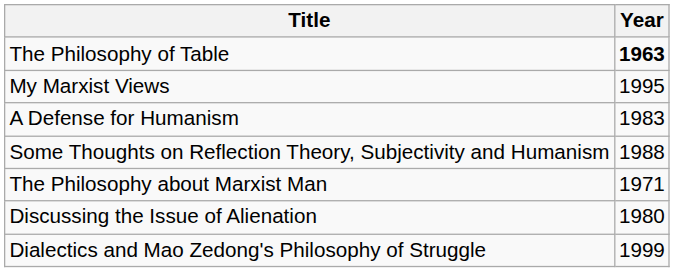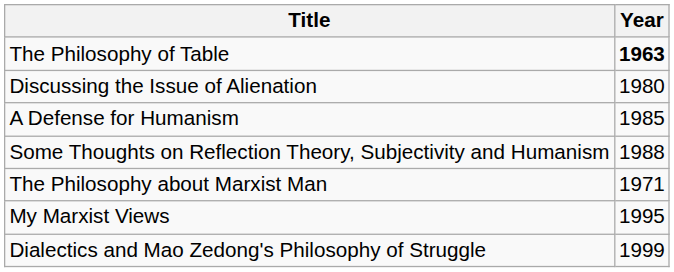rows swapped: (163, 217) <-> (89, 86)
(642, 119) 1983 -> (642, 119) 1985
